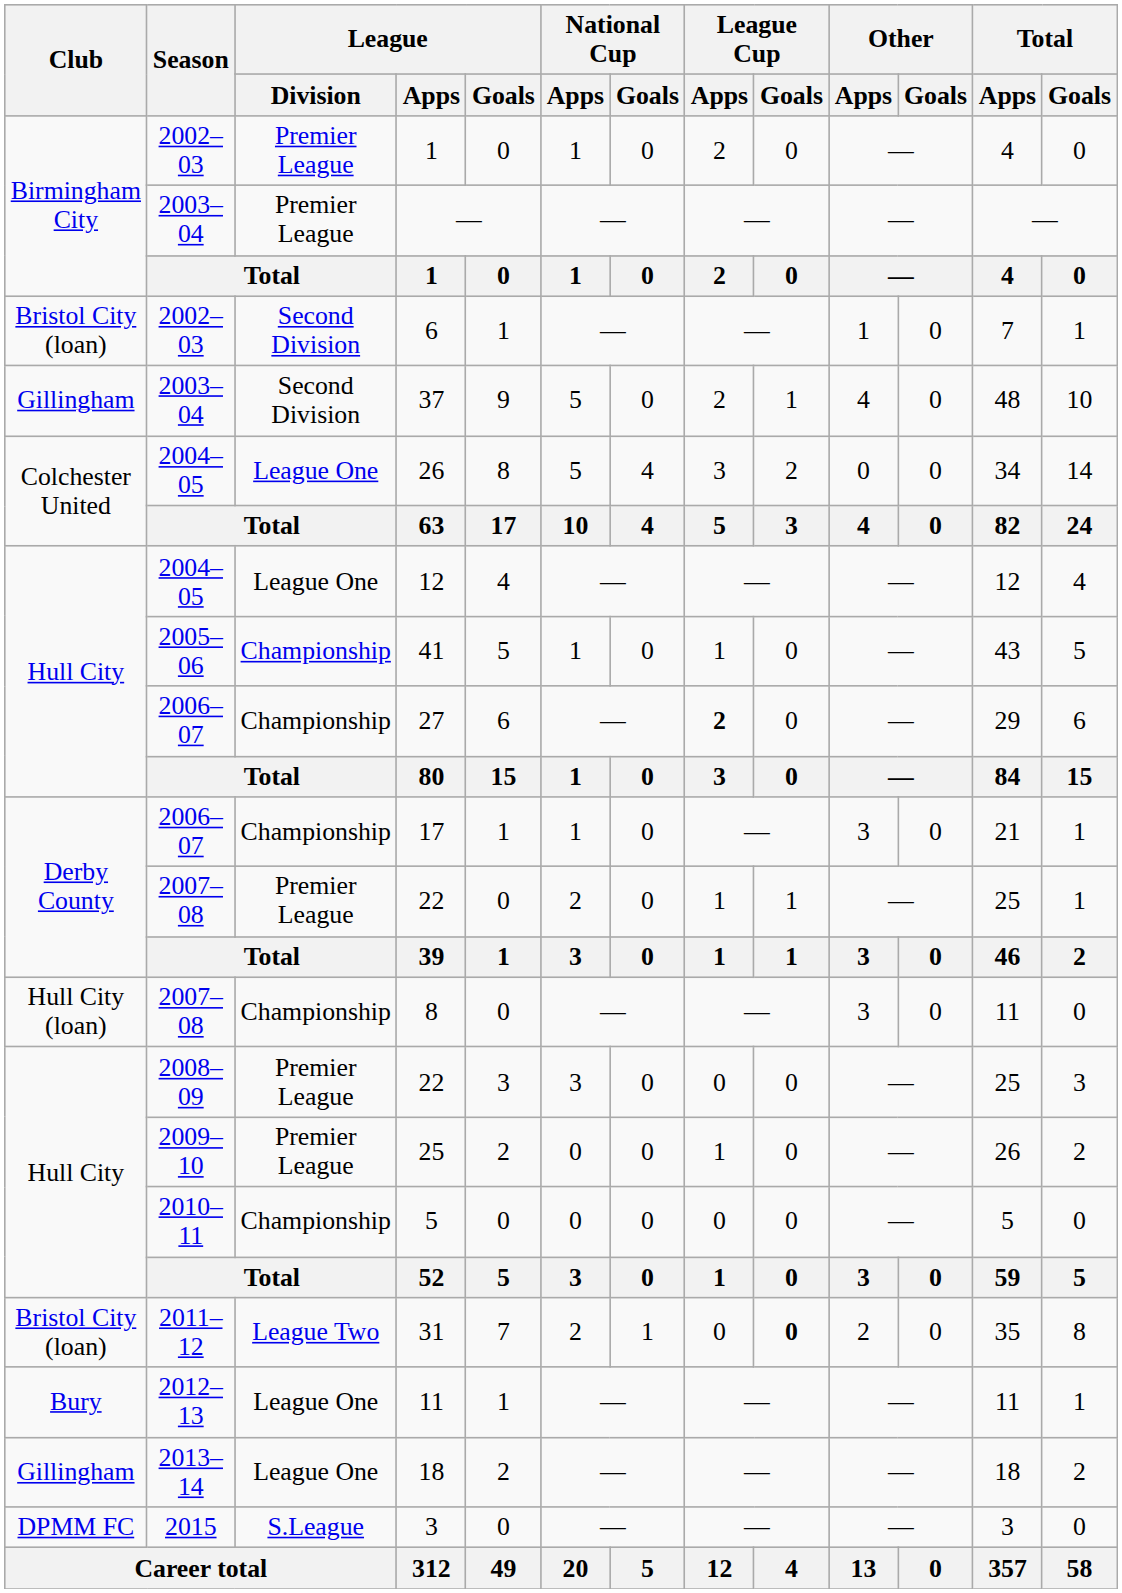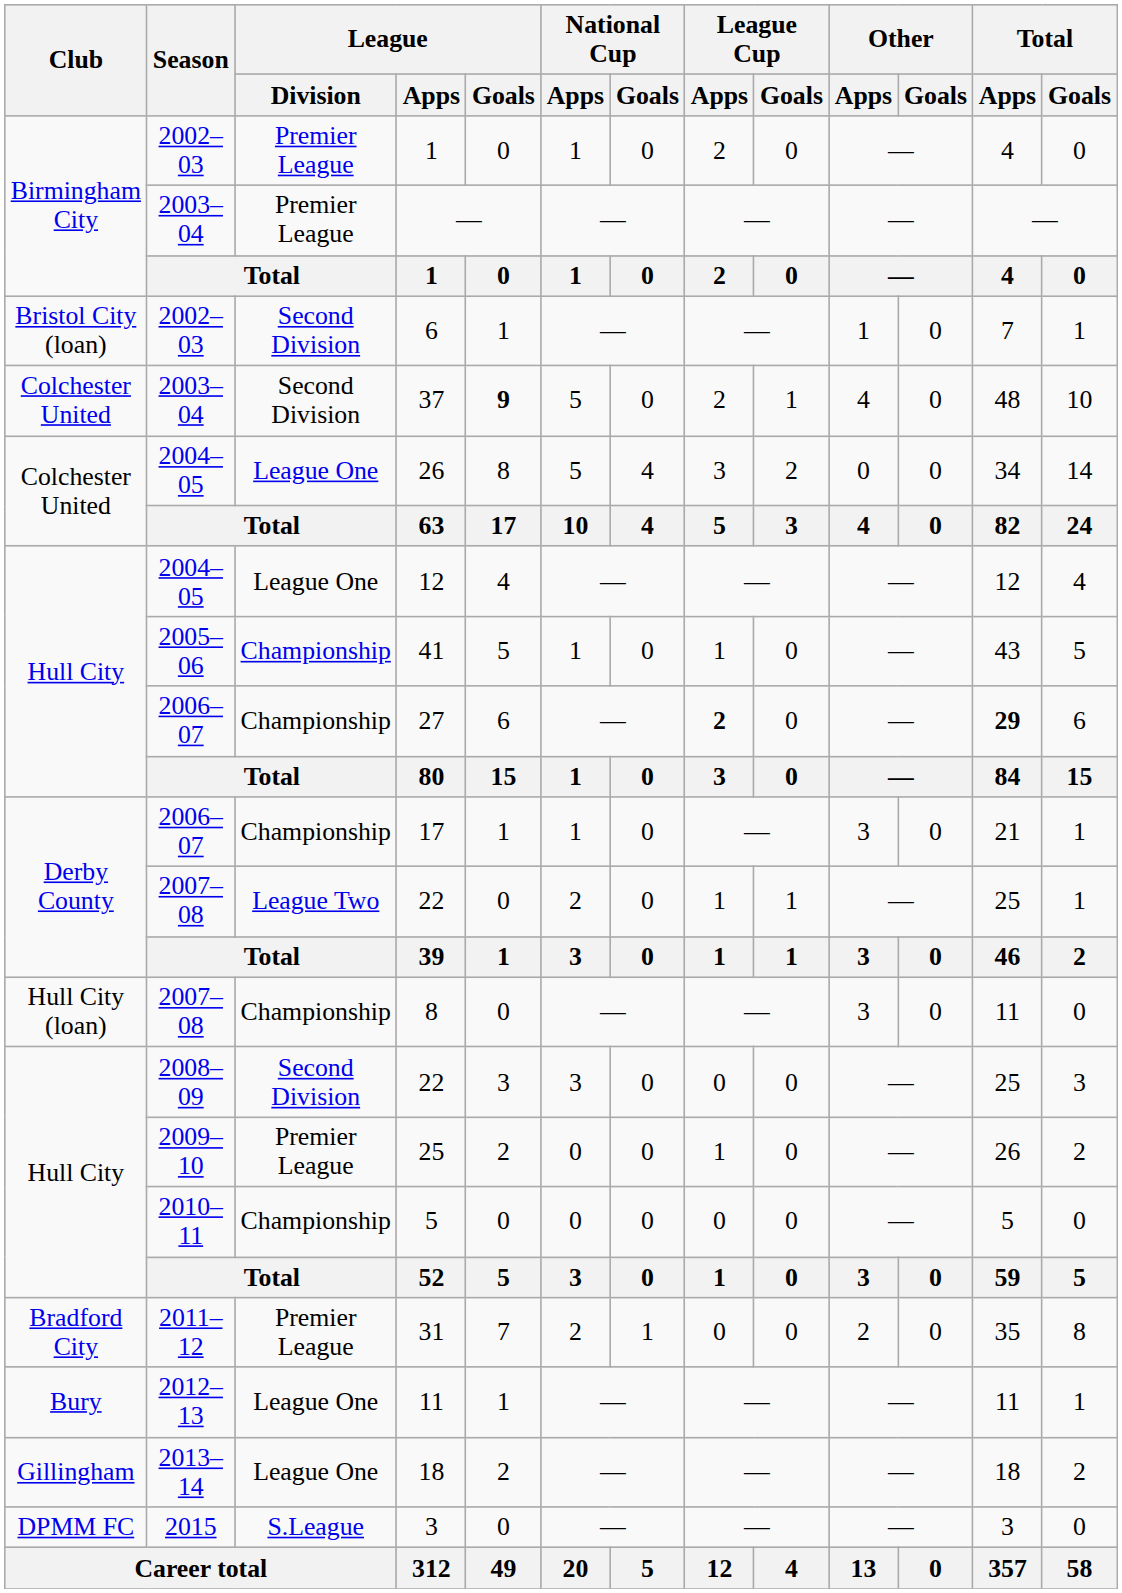(76, 400) Gillingham -> (76, 400) Colchester United
(503, 400) normal -> (503, 400) bold
(1007, 720) normal -> (1007, 720) bold
(316, 901) Premier League -> (316, 901) League Two
(316, 1081) Premier League -> (316, 1081) Second Division
(76, 1332) Bristol City (loan) -> (76, 1332) Bradford City
(316, 1332) League Two -> (316, 1332) Premier League
(791, 1332) bold -> (791, 1332) normal
